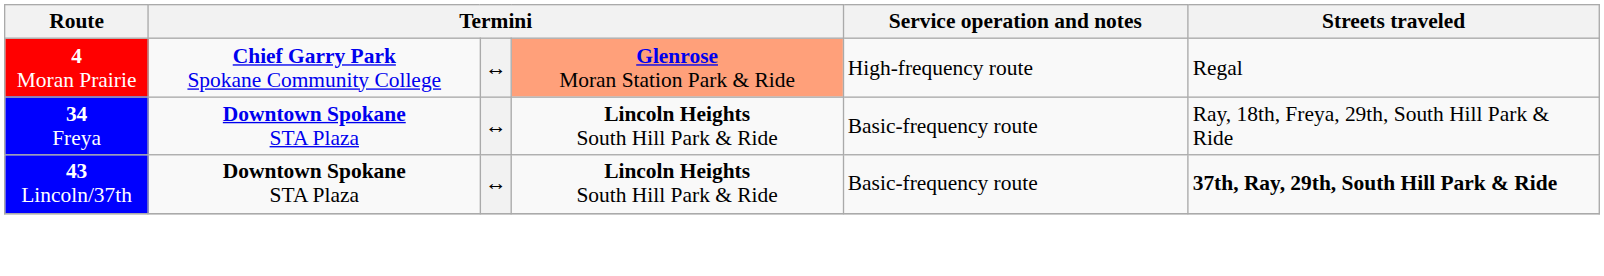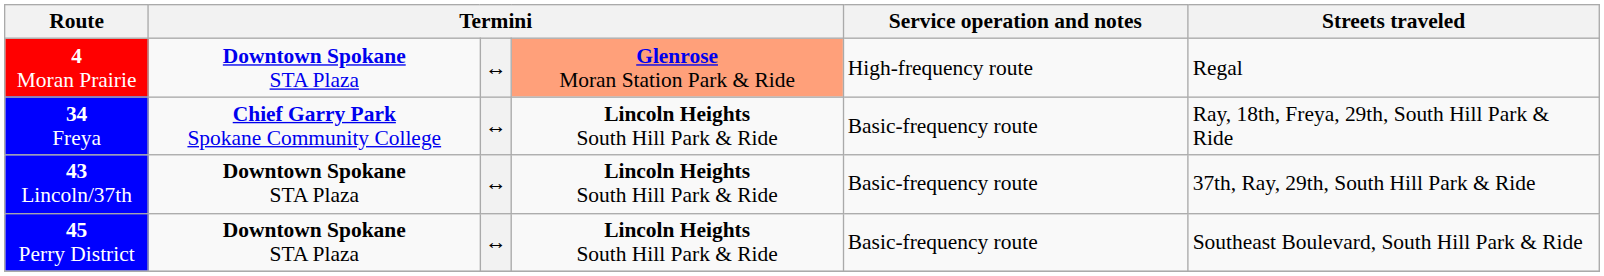(314, 67) Chief Garry Park Spokane Community College -> (314, 67) Downtown Spokane STA Plaza
(314, 125) Downtown Spokane STA Plaza -> (314, 125) Chief Garry Park Spokane Community College
(1375, 183) bold -> (1364, 183) normal
+ row: (77, 242)
